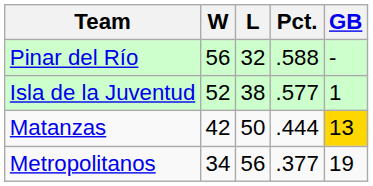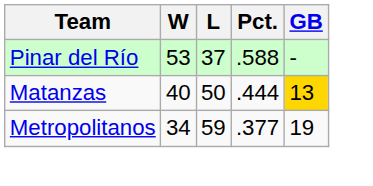(218, 57) 56 -> (178, 57) 53
(253, 57) 32 -> (213, 57) 37
- row: (103, 92)
(218, 127) 42 -> (178, 92) 40
(253, 163) 56 -> (213, 127) 59
